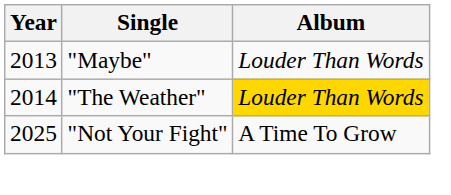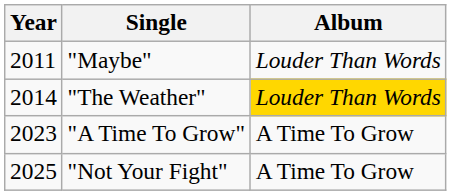(33, 60) 2013 -> (33, 60) 2011
+ row: (156, 134)
